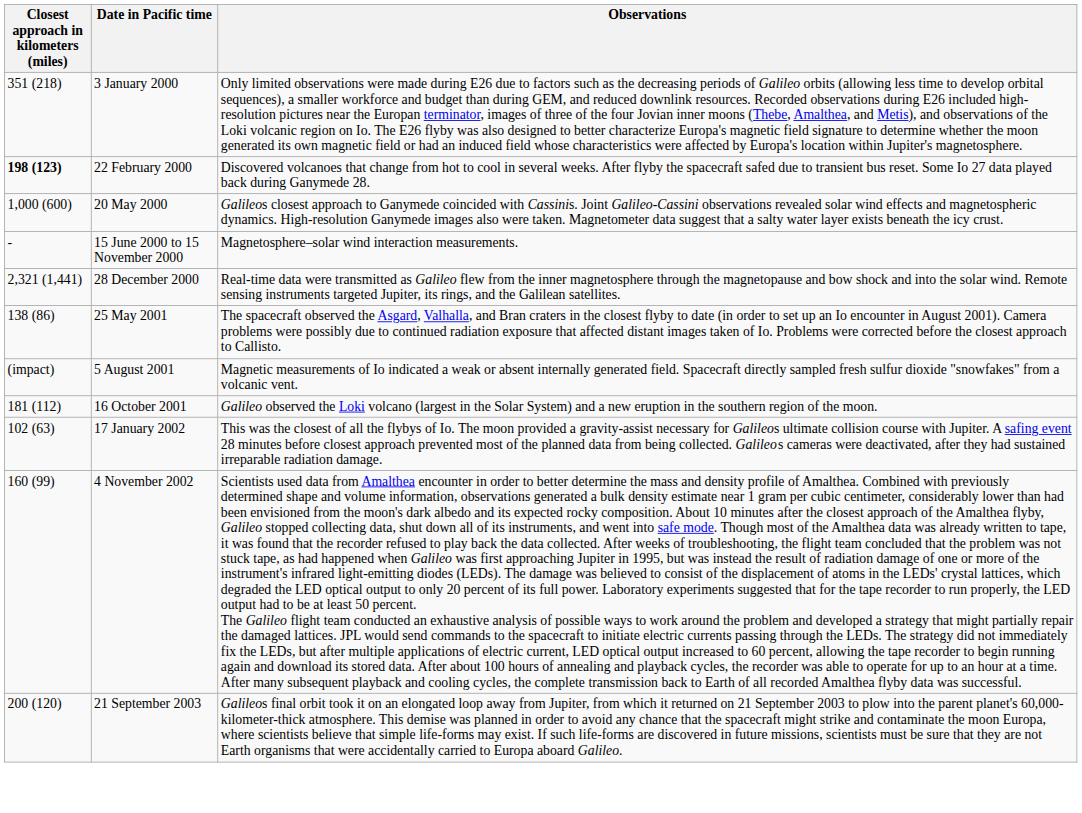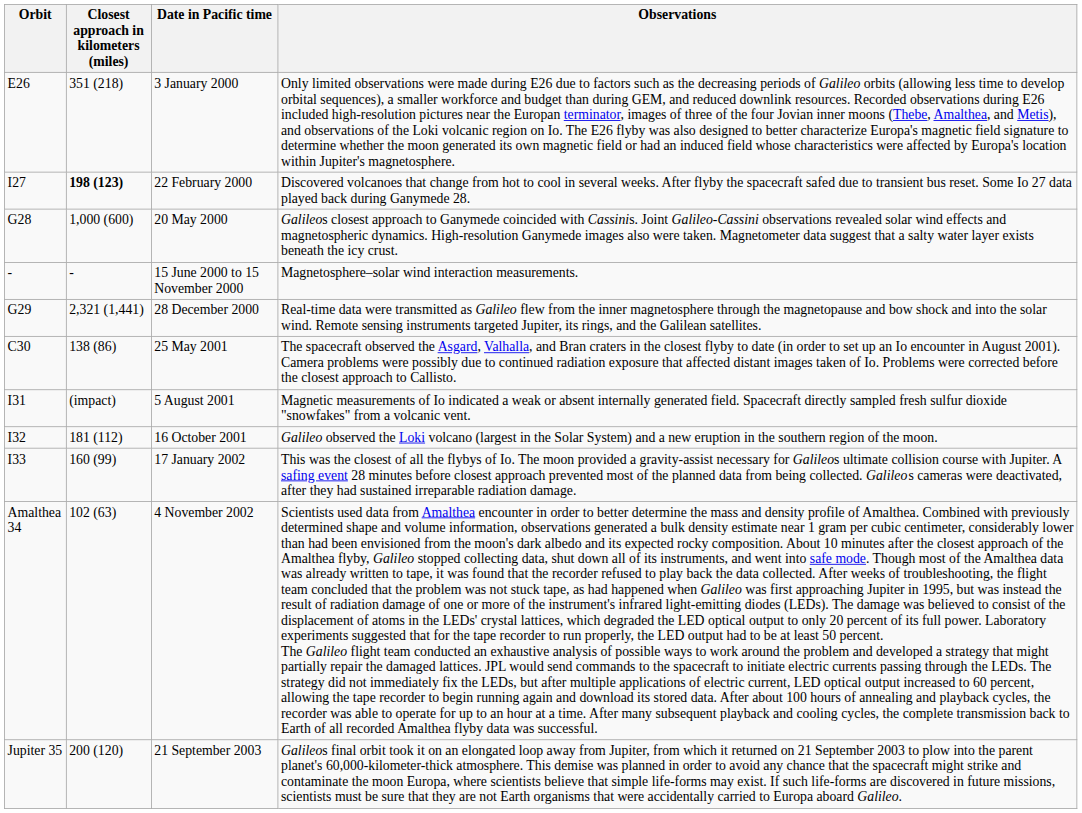+ column: (35, 15)
(31, 428) 102 (63) -> (93, 459) 160 (99)
(31, 481) 160 (99) -> (93, 512) 102 (63)
